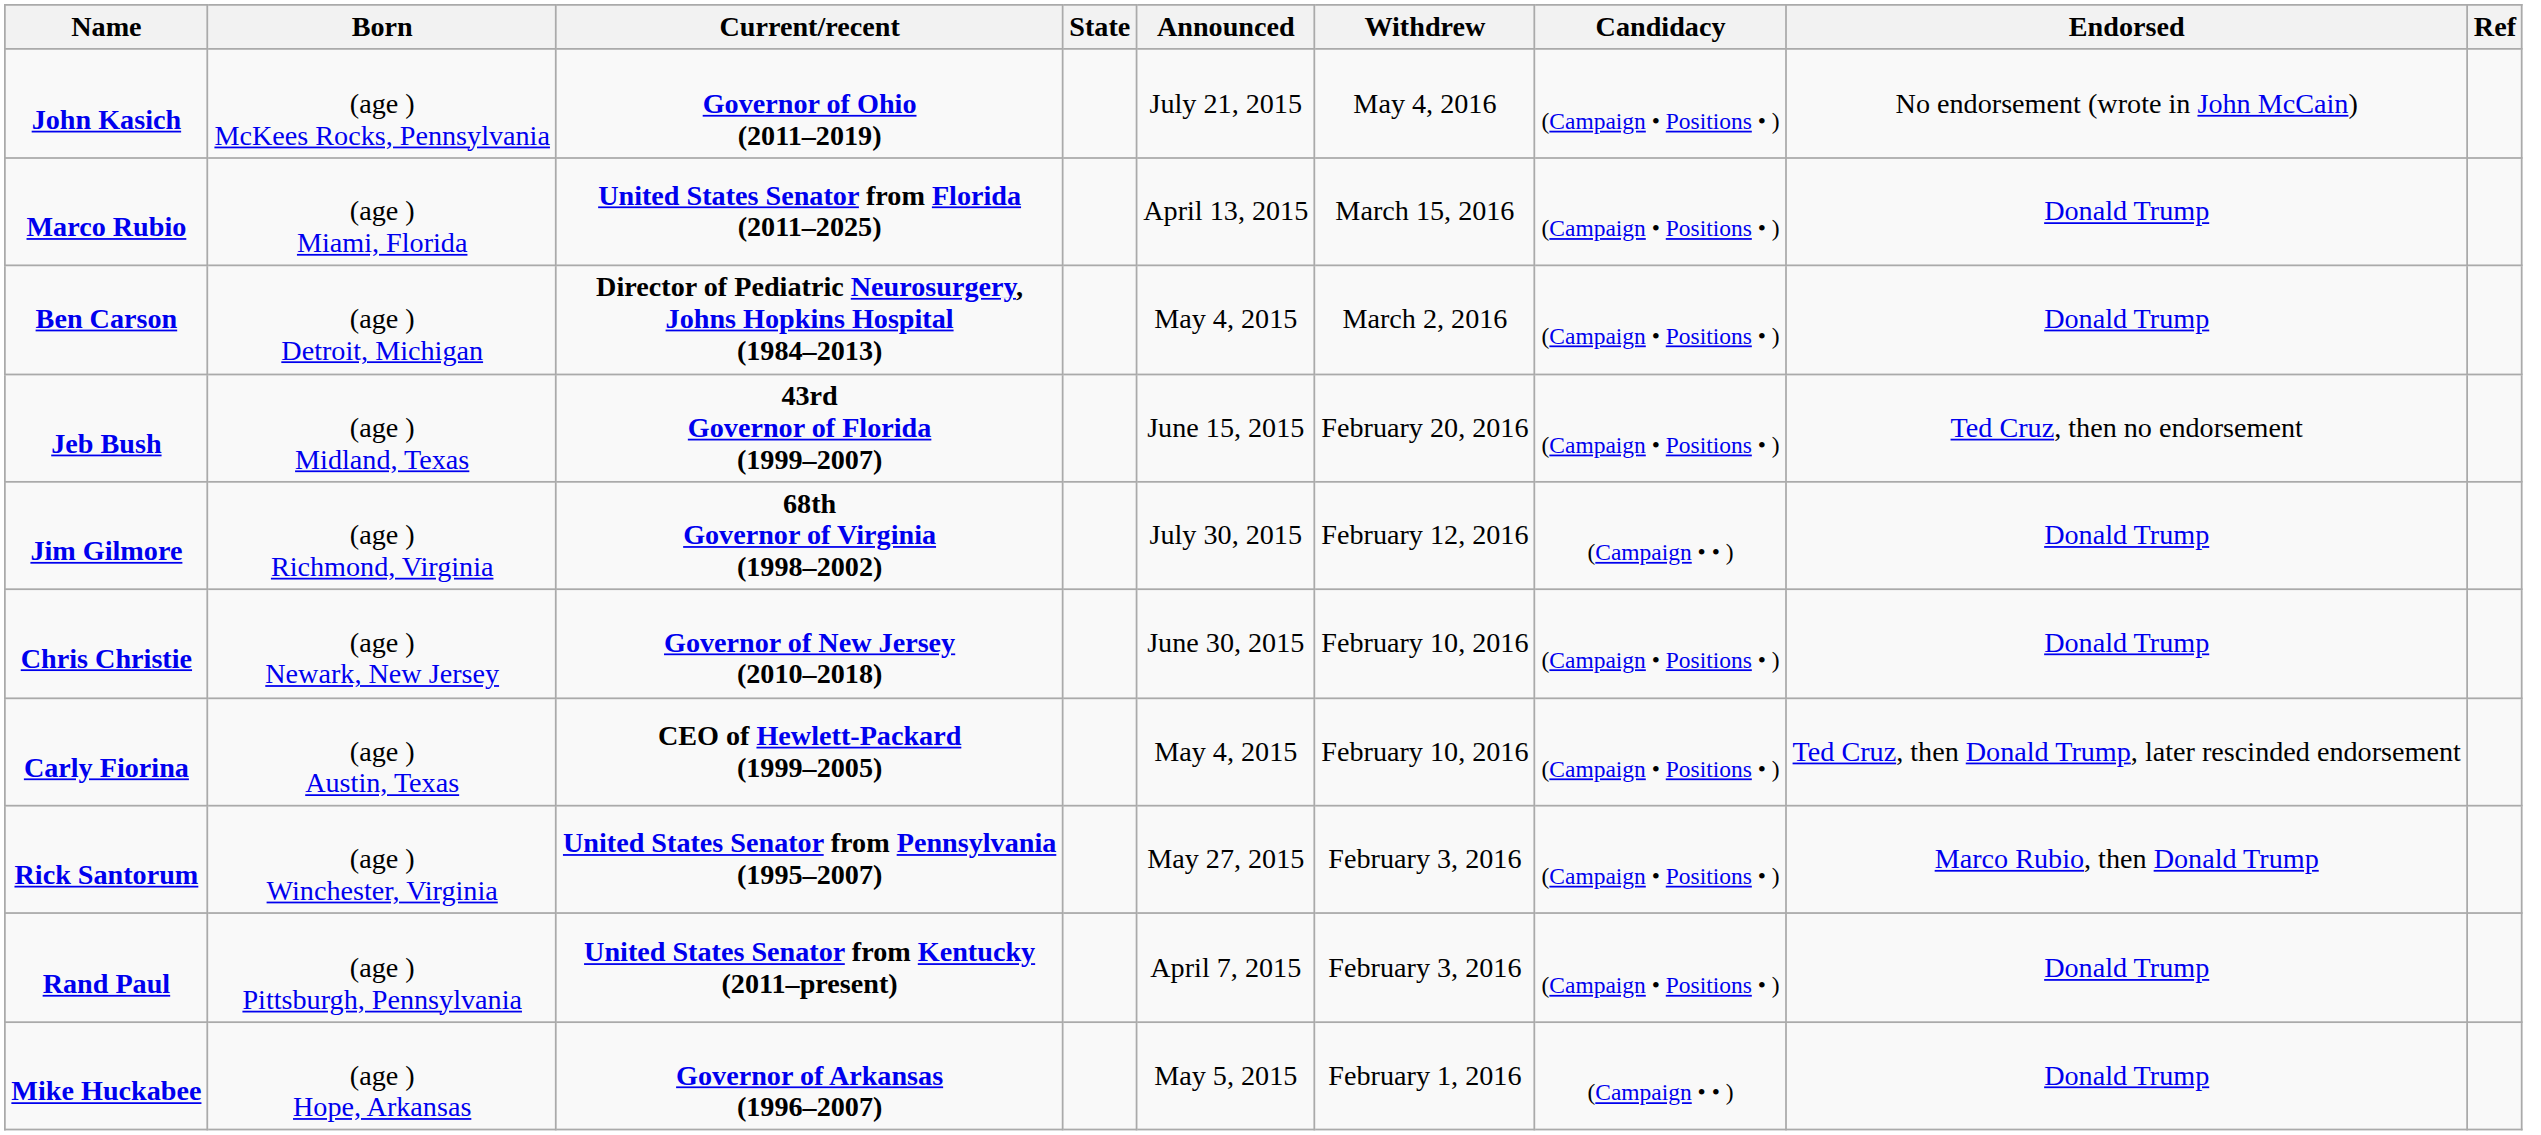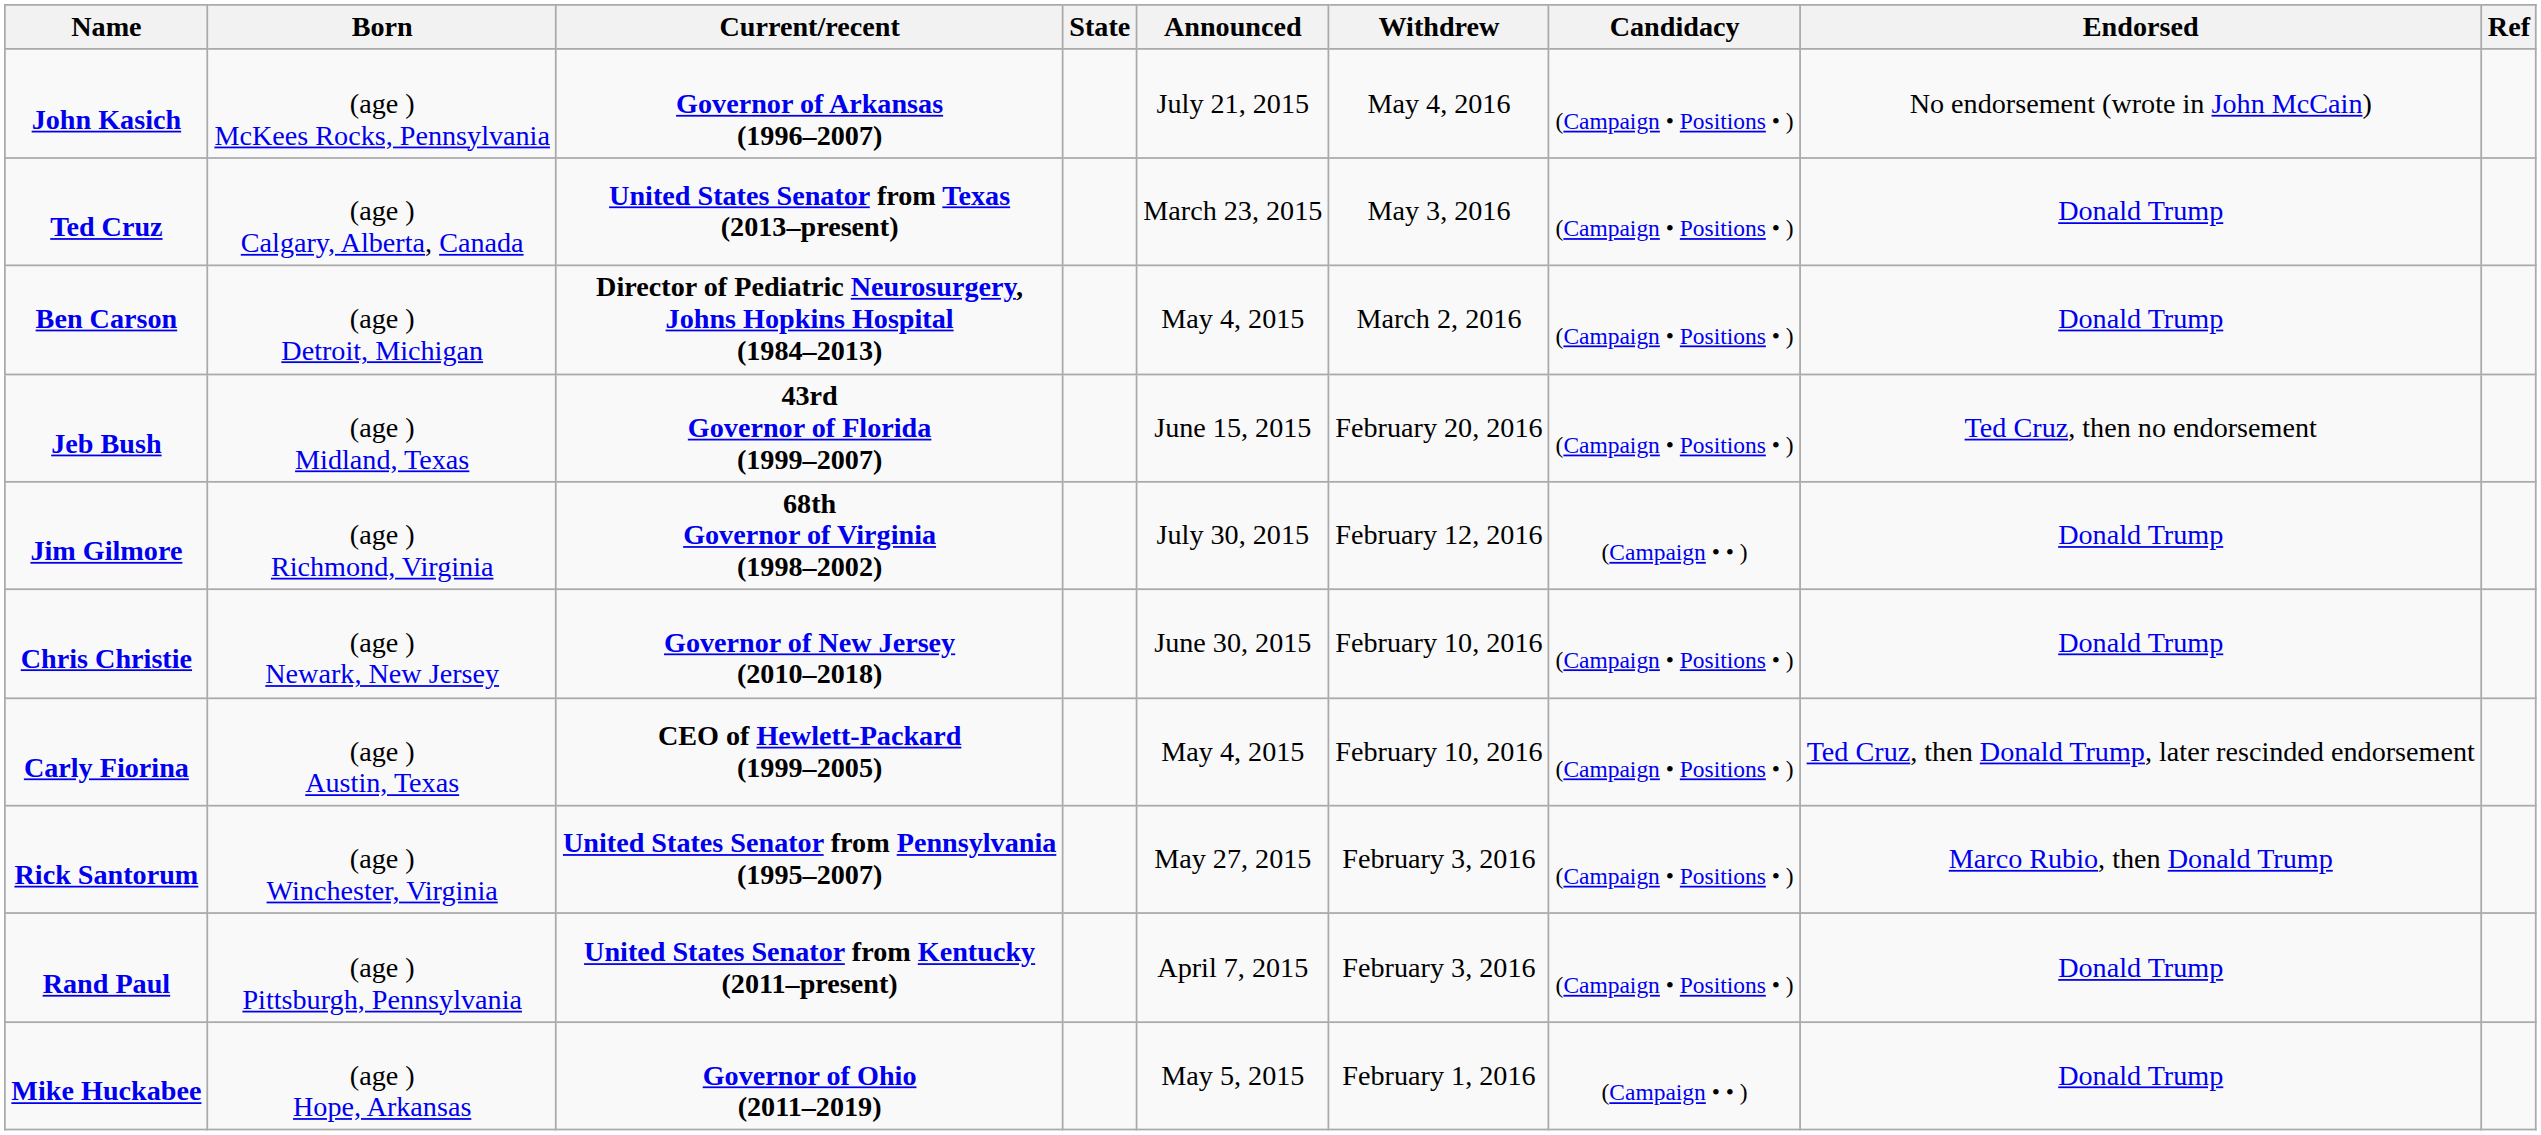(810, 119) Governor of Ohio (2011–2019) -> (810, 119) Governor of Arkansas (1996–2007)
+ row: (106, 227)
- row: (106, 227)
(810, 1091) Governor of Arkansas (1996–2007) -> (810, 1091) Governor of Ohio (2011–2019)
